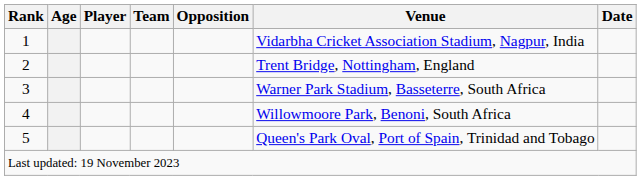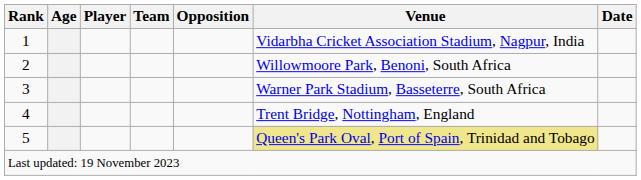(365, 65) Trent Bridge, Nottingham, England -> (383, 65) Willowmoore Park, Benoni, South Africa
(383, 114) Willowmoore Park, Benoni, South Africa -> (365, 114) Trent Bridge, Nottingham, England
(425, 138) no background -> (425, 138) khaki background
